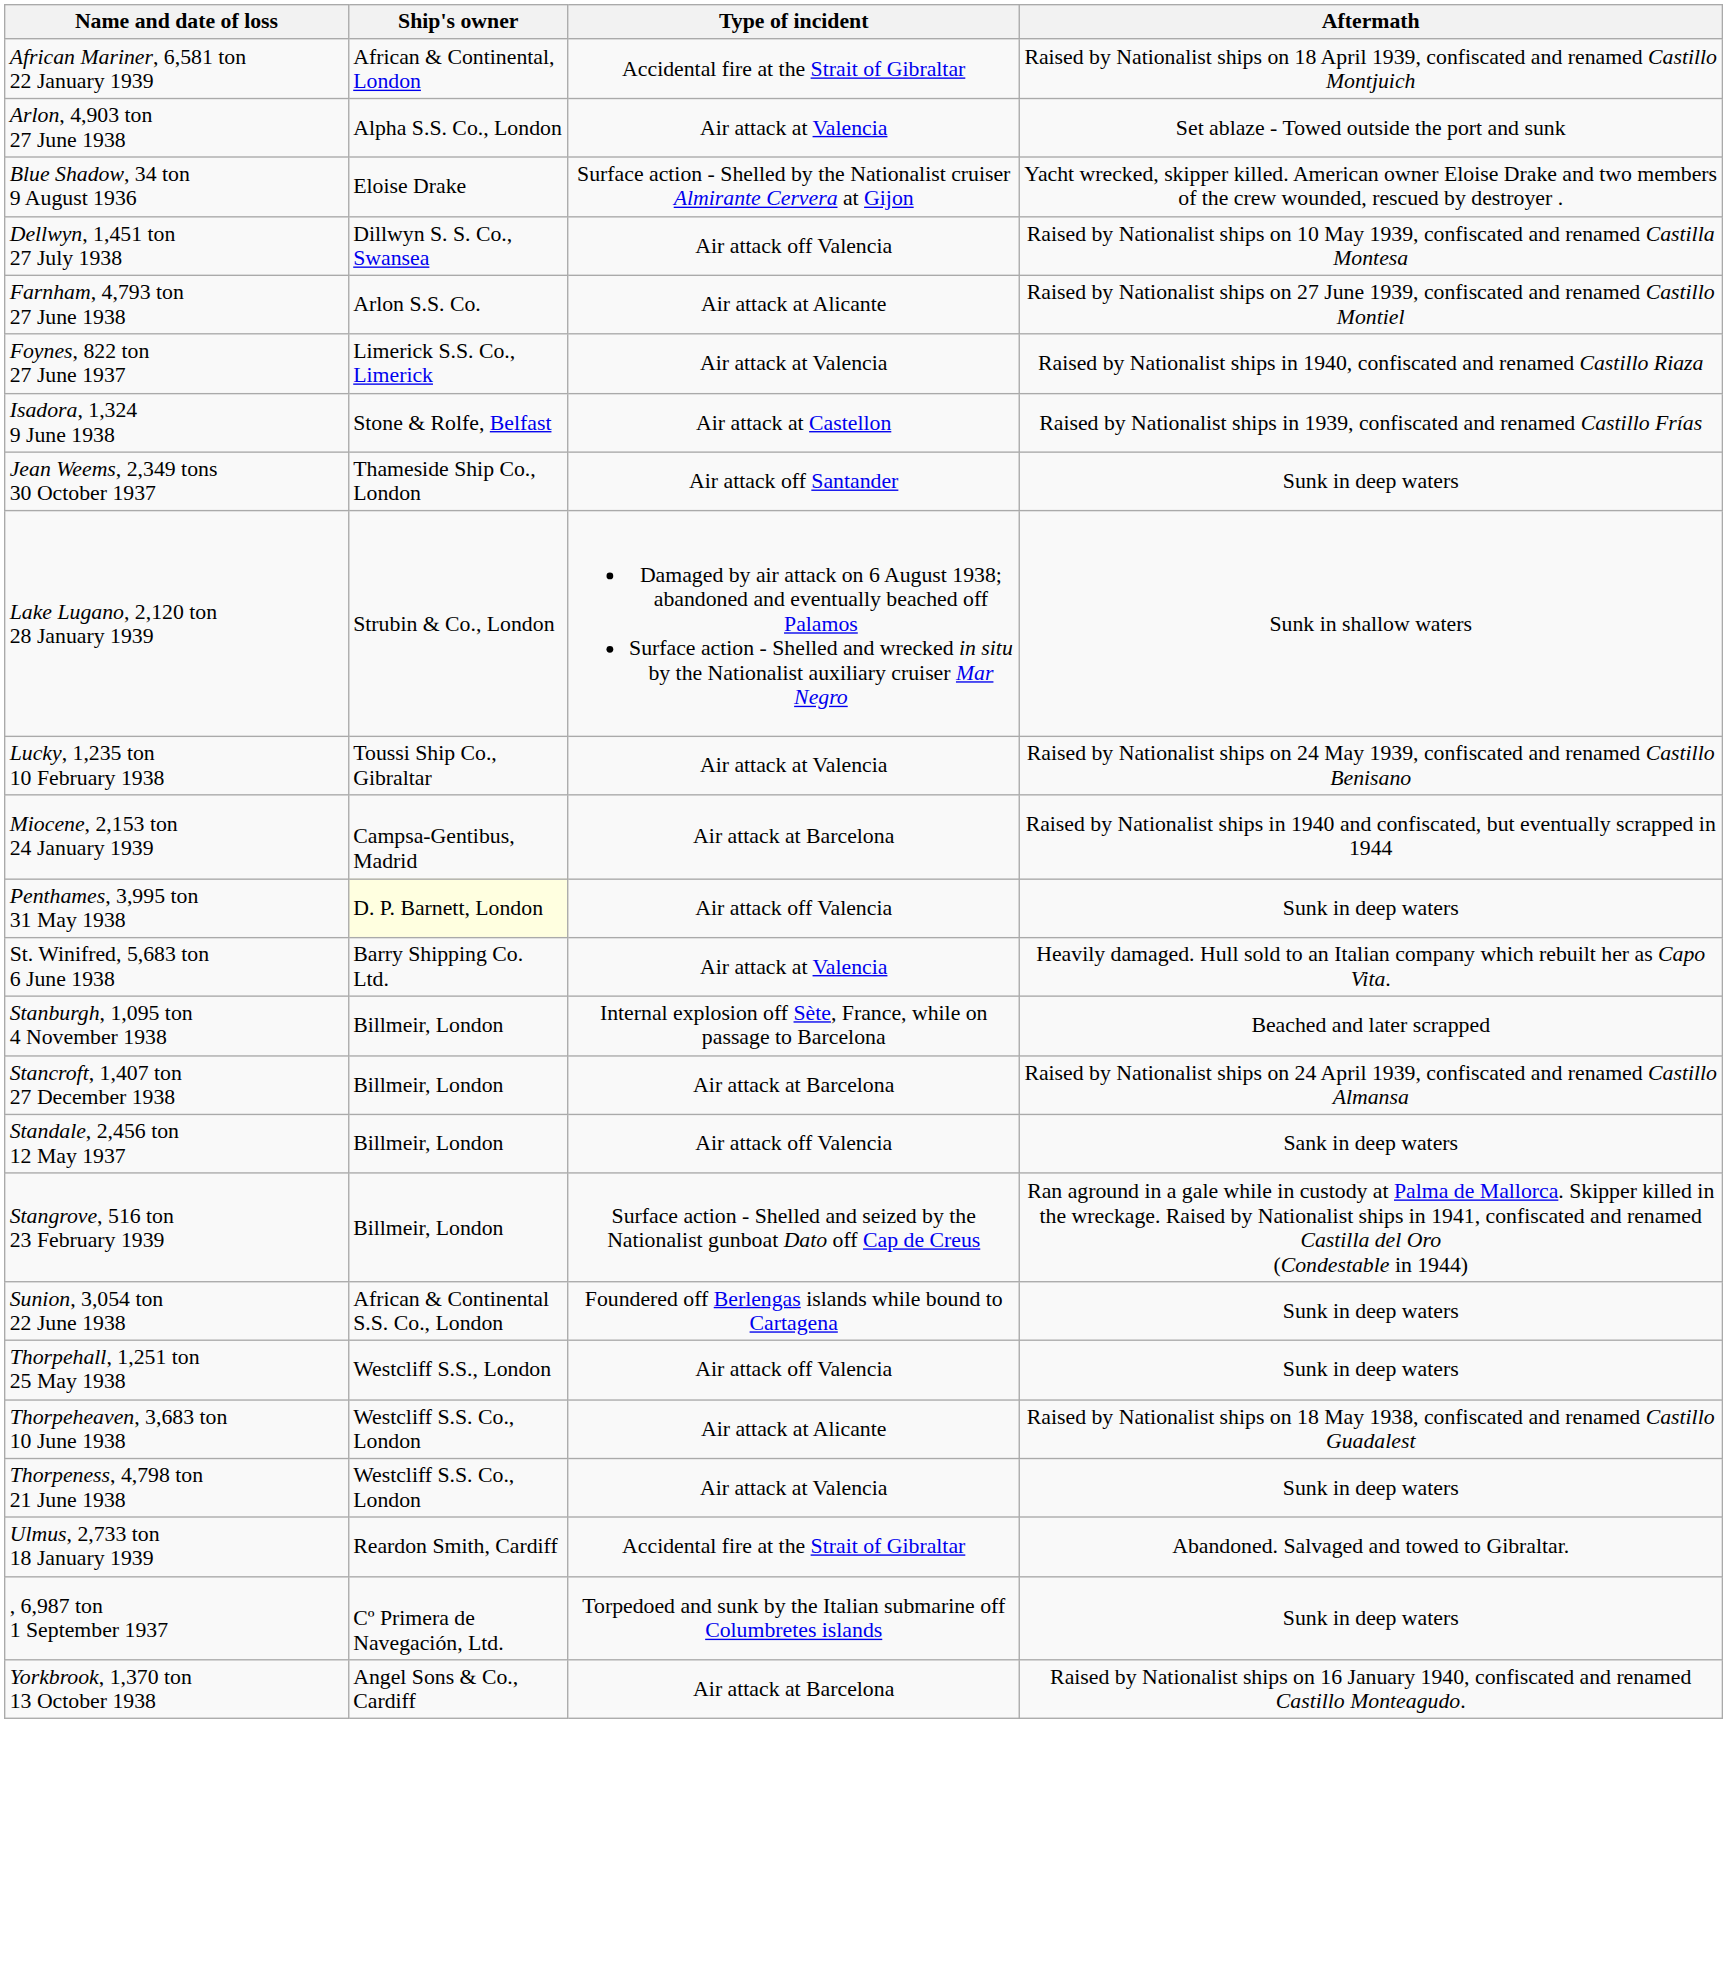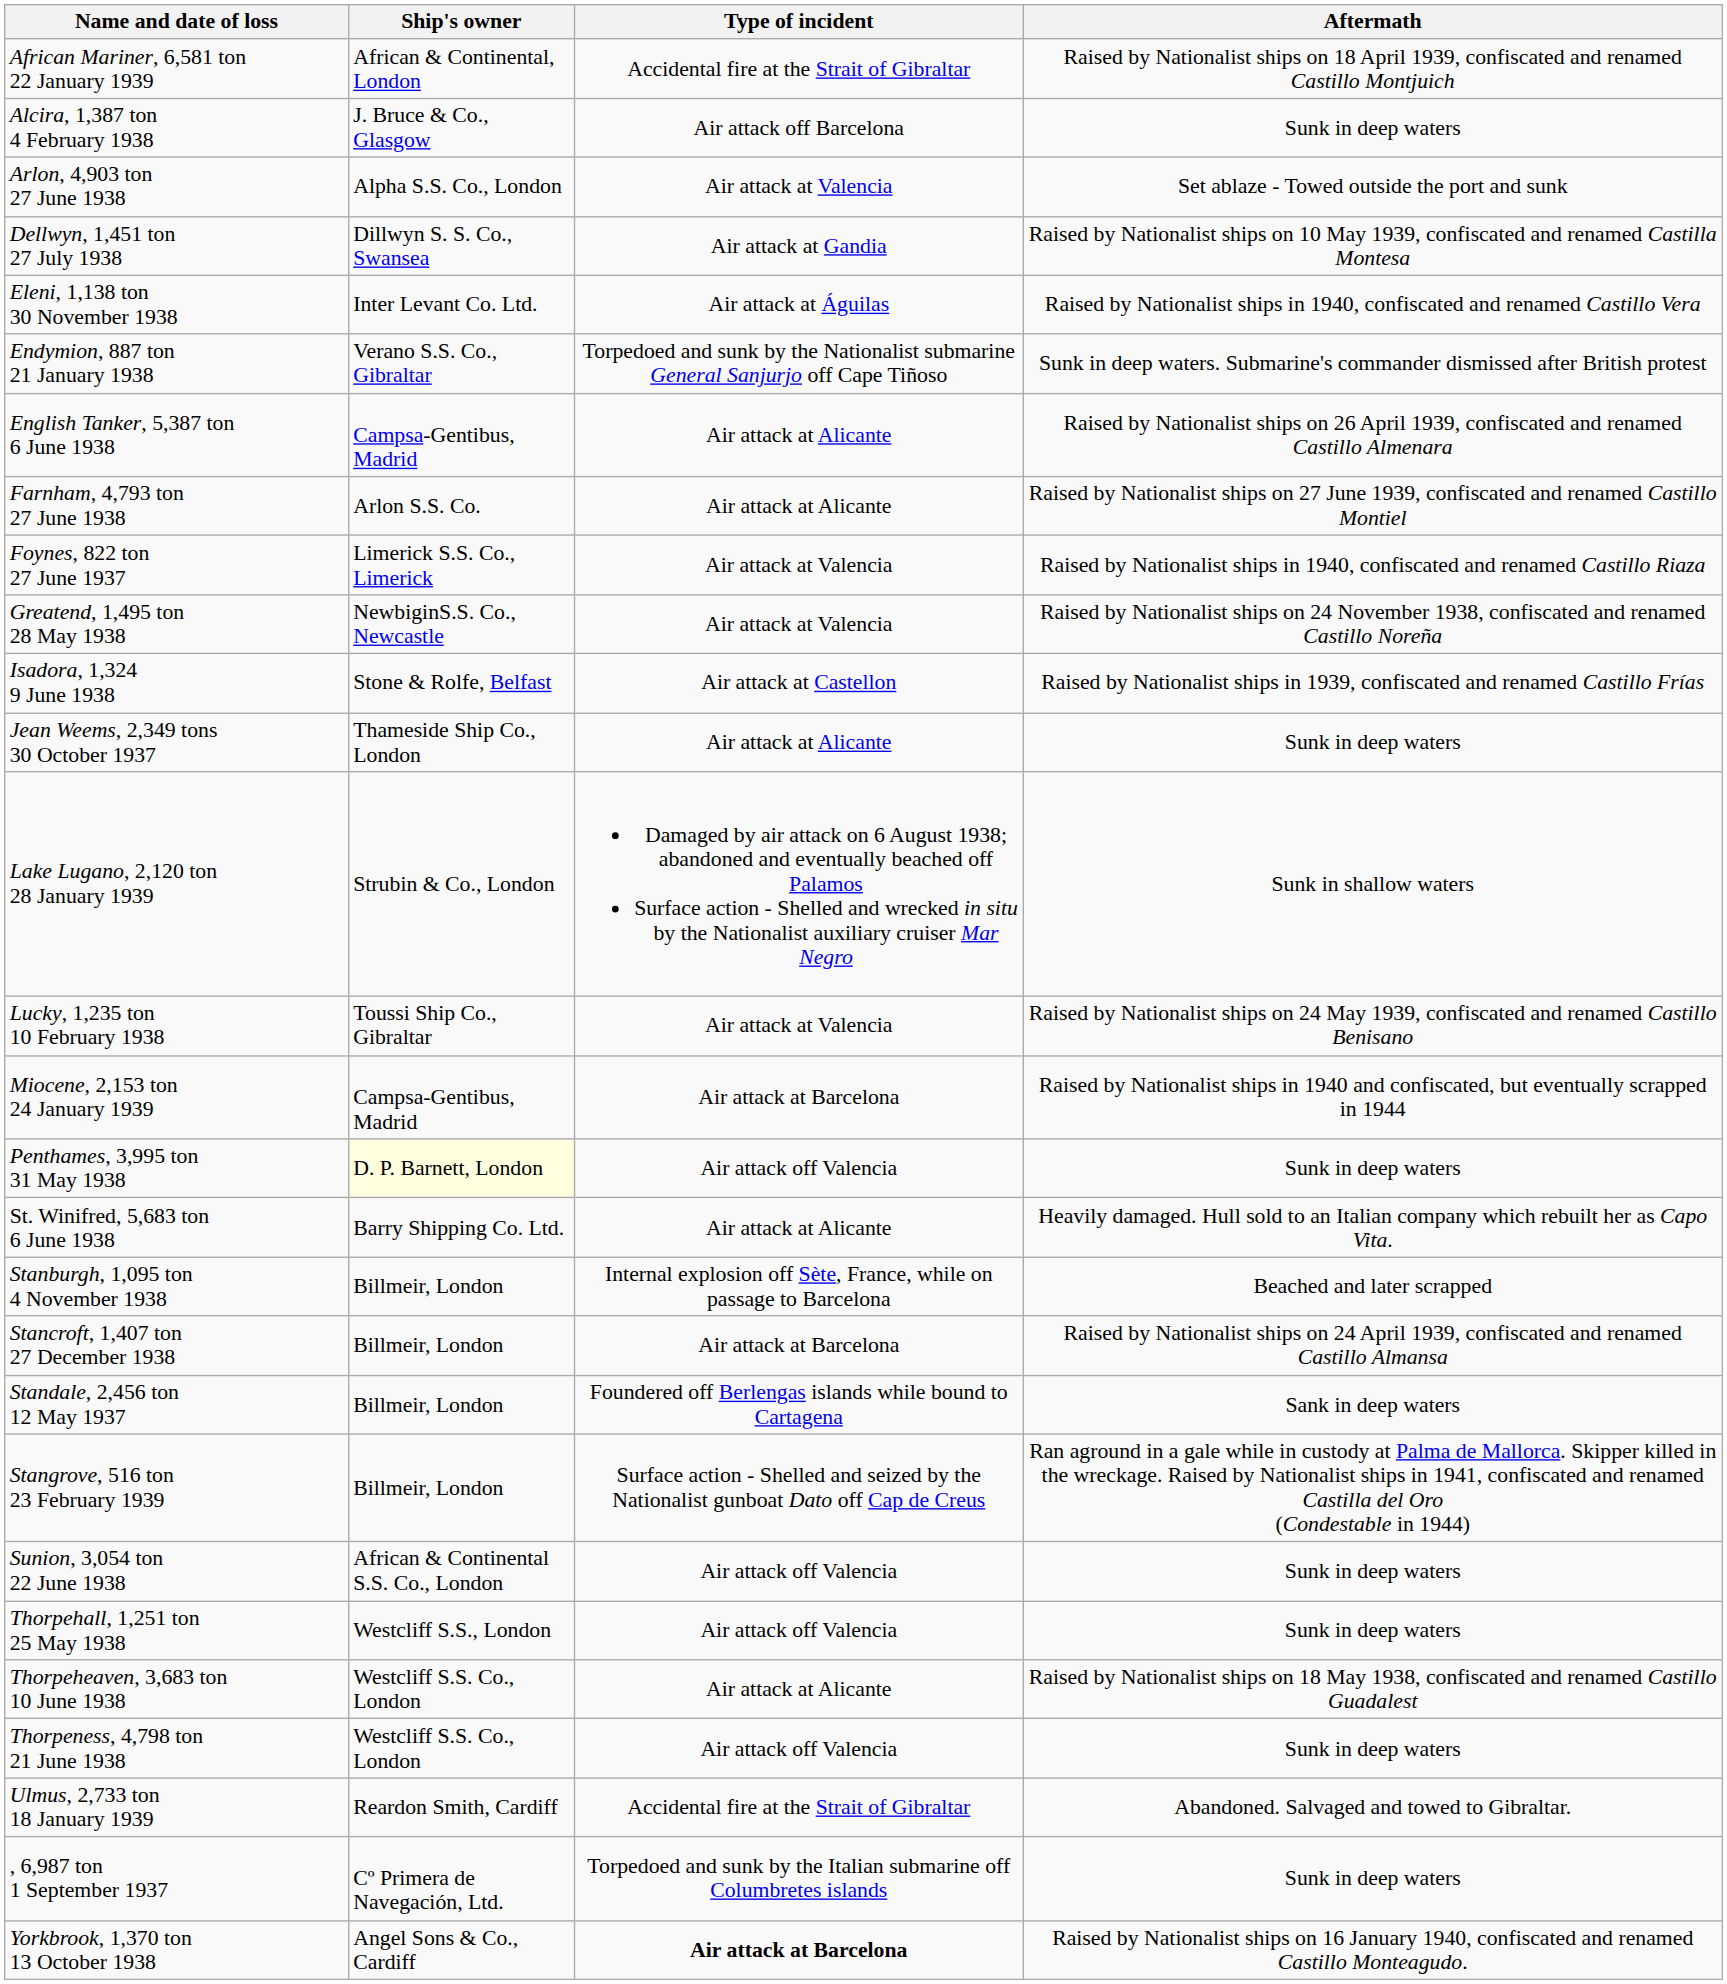+ row: (83, 127)
- row: (100, 186)
(794, 245) Air attack off Valencia -> (799, 245) Air attack at Gandia
+ row: (94, 304)
+ row: (92, 363)
+ row: (122, 434)
+ row: (97, 623)
(794, 481) Air attack off Santander -> (799, 741) Air attack at Alicante
(794, 966) Air attack at Valencia -> (799, 1227) Air attack at Alicante
(794, 1143) Air attack off Valencia -> (799, 1404) Foundered off Berlengas islands while bound to Cartagena
(794, 1310) Foundered off Berlengas islands while bound to Cartagena -> (799, 1571) Air attack off Valencia
(794, 1487) Air attack at Valencia -> (799, 1748) Air attack off Valencia
(794, 1689) normal -> (799, 1949) bold
